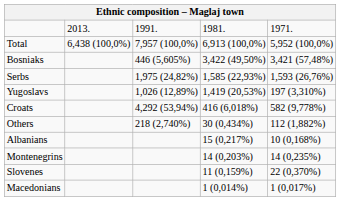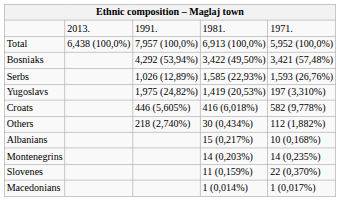(163, 60) 446 (5,605%) -> (166, 60) 4,292 (53,94%)
(166, 76) 1,975 (24,82%) -> (166, 76) 1,026 (12,89%)
(166, 92) 1,026 (12,89%) -> (166, 92) 1,975 (24,82%)
(166, 108) 4,292 (53,94%) -> (163, 108) 446 (5,605%)
